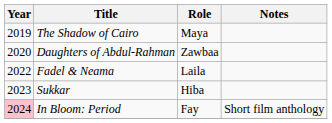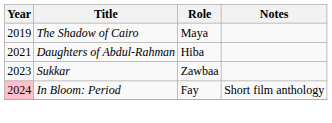(19, 52) 2020 -> (19, 52) 2021
(200, 52) Zawbaa -> (192, 52) Hiba
- row: (75, 71)
(192, 90) Hiba -> (200, 71) Zawbaa
